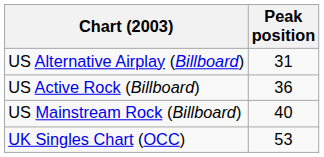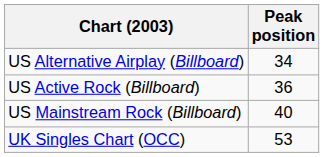(283, 61) 31 -> (283, 61) 34
